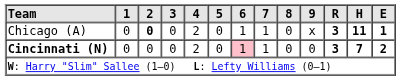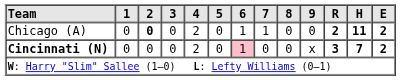(312, 31) x -> (312, 31) 0
(335, 31) 3 -> (335, 31) 2
(383, 31) 1 -> (383, 31) 2
(266, 49) 1 -> (266, 49) 0
(312, 49) 0 -> (312, 49) x
